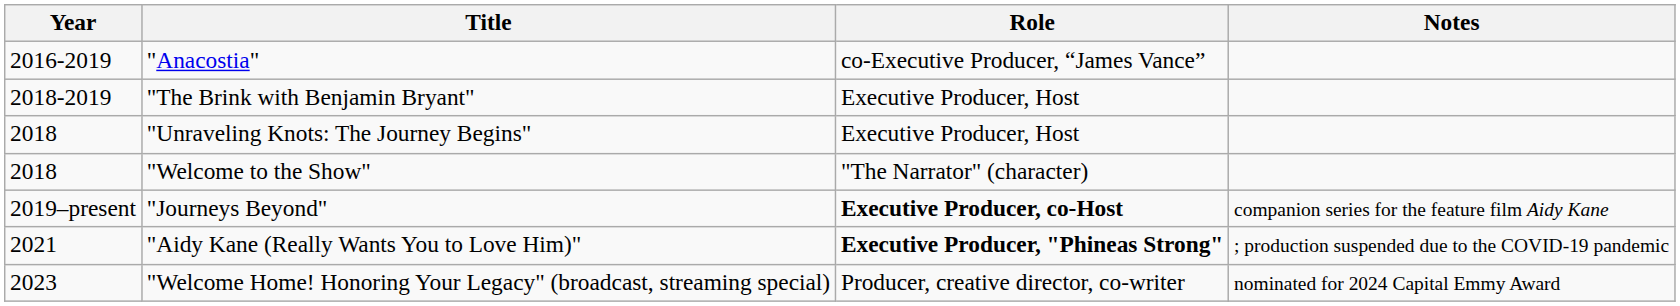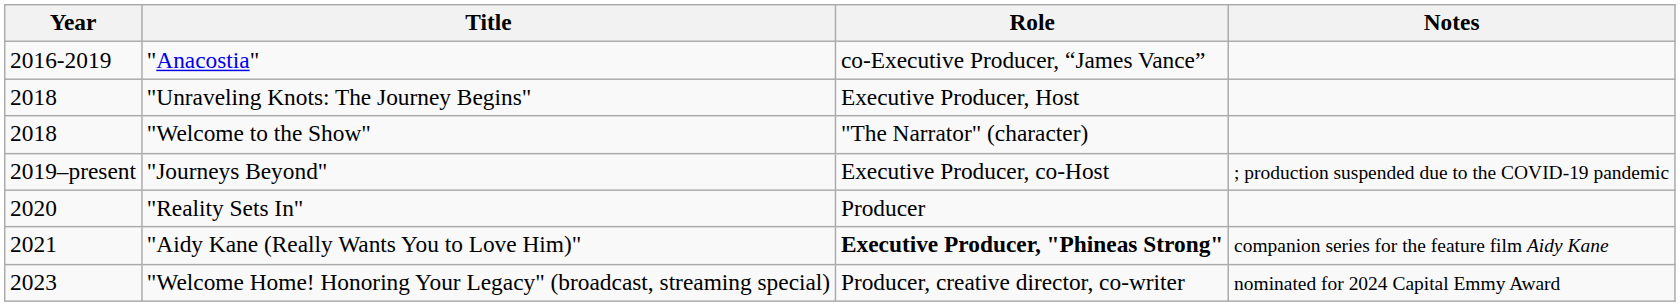- row: (311, 97)
(982, 208) bold -> (975, 171) normal
(1421, 209) companion series for the feature film Aidy Kane -> (1452, 172) ; production suspended due to the COVID-19 pandemic
+ row: (225, 208)
(1452, 246) ; production suspended due to the COVID-19 pandemic -> (1421, 246) companion series for the feature film Aidy Kane
